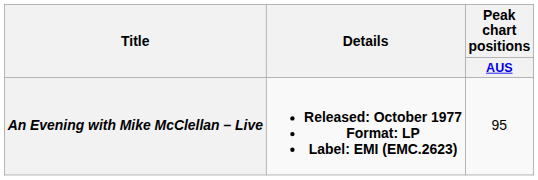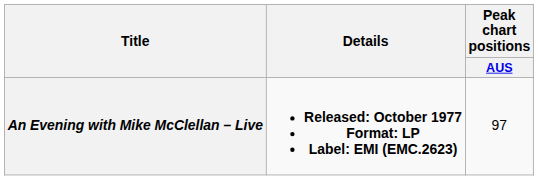(499, 126) 95 -> (499, 126) 97
